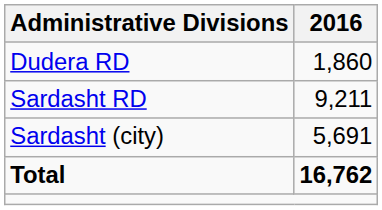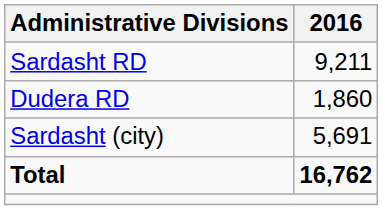rows swapped: (70, 61) <-> (78, 99)
